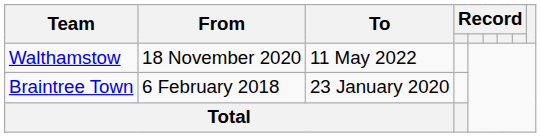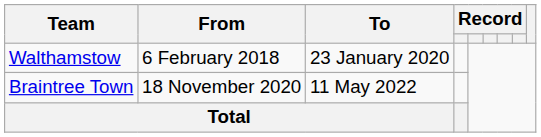(222, 57) 18 November 2020 -> (211, 57) 6 February 2018
(363, 57) 11 May 2022 -> (380, 57) 23 January 2020
(211, 87) 6 February 2018 -> (222, 87) 18 November 2020
(380, 87) 23 January 2020 -> (363, 87) 11 May 2022
